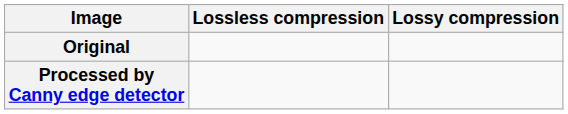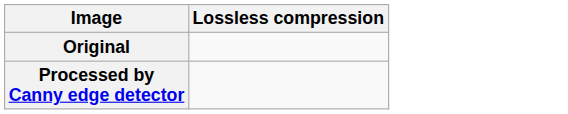- column: (476, 18)
